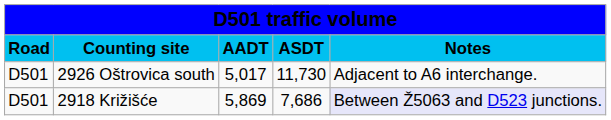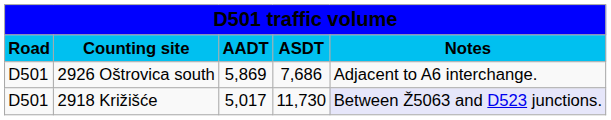(246, 74) 5,017 -> (246, 74) 5,869
(301, 74) 11,730 -> (301, 74) 7,686
(246, 101) 5,869 -> (246, 101) 5,017
(301, 101) 7,686 -> (301, 101) 11,730
